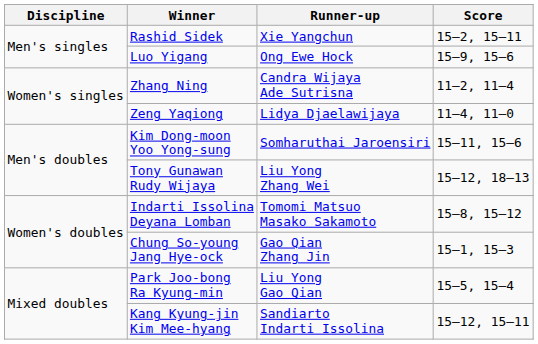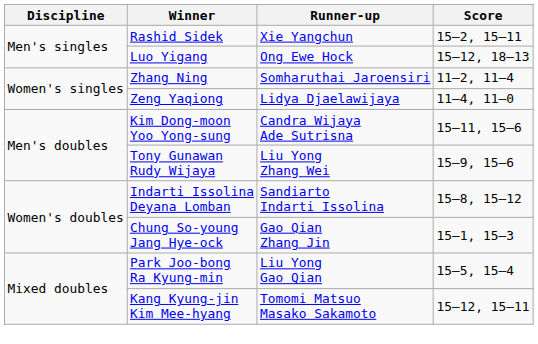(475, 57) 15–9, 15–6 -> (483, 57) 15–12, 18–13
(310, 85) Candra Wijaya Ade Sutrisna -> (345, 78) Somharuthai Jaroensiri
(345, 142) Somharuthai Jaroensiri -> (310, 127) Candra Wijaya Ade Sutrisna
(483, 178) 15–12, 18–13 -> (475, 163) 15–9, 15–6
(318, 214) Tomomi Matsuo Masako Sakamoto -> (322, 199) Sandiarto Indarti Issolina
(322, 321) Sandiarto Indarti Issolina -> (318, 306) Tomomi Matsuo Masako Sakamoto
